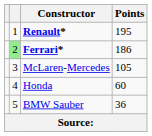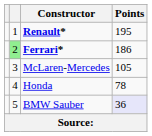(121, 85) 60 -> (121, 85) 78
(121, 104) no background -> (121, 104) lavender background
